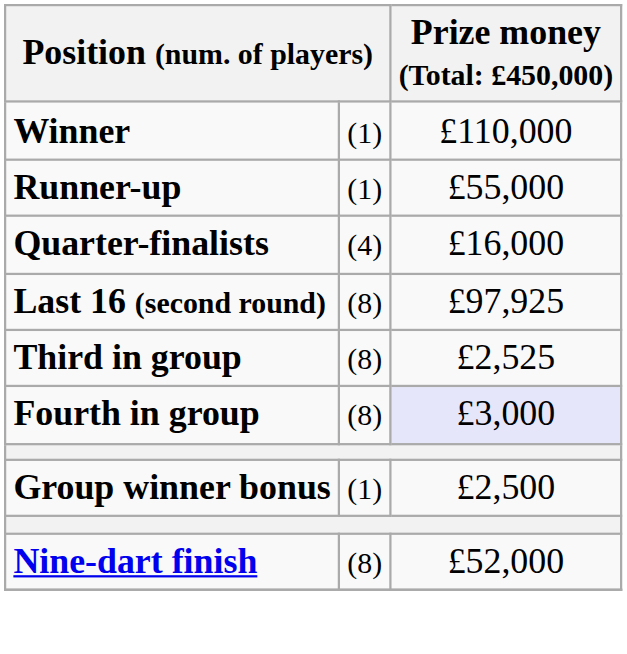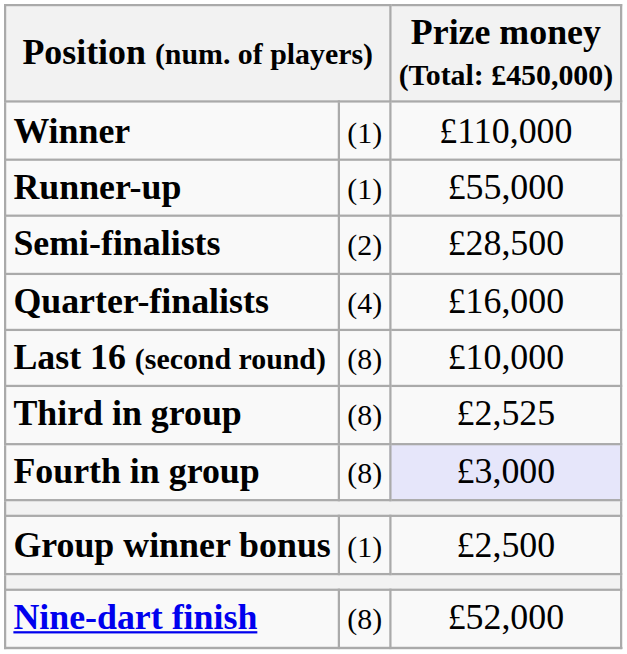+ row: (117, 243)
(506, 300) £97,925 -> (506, 357) £10,000
